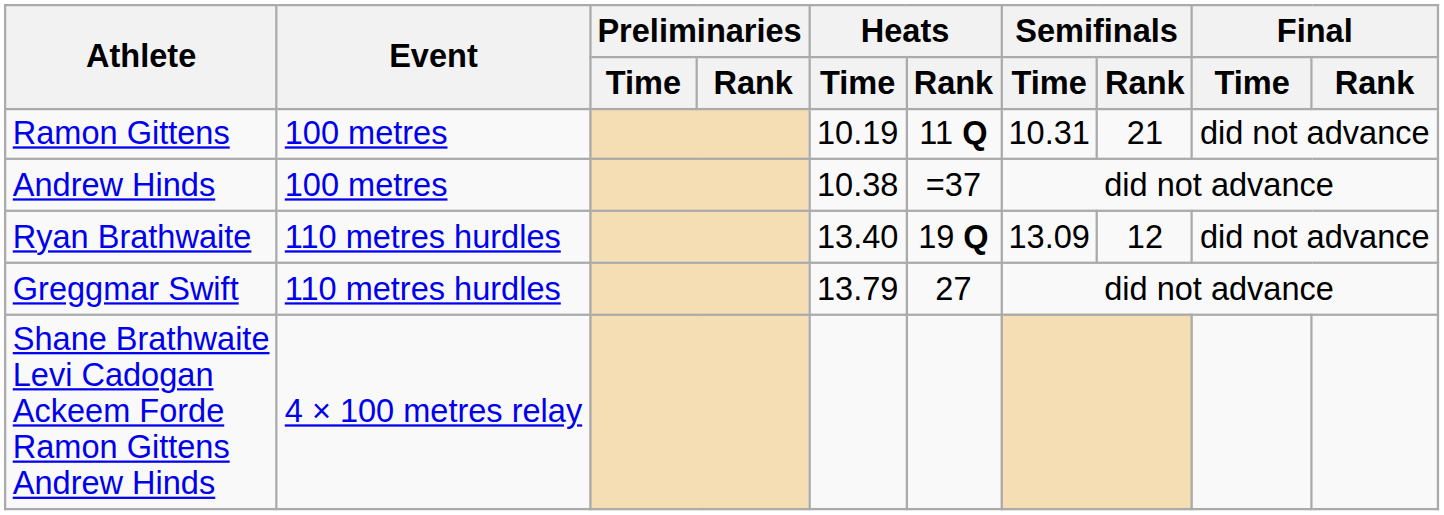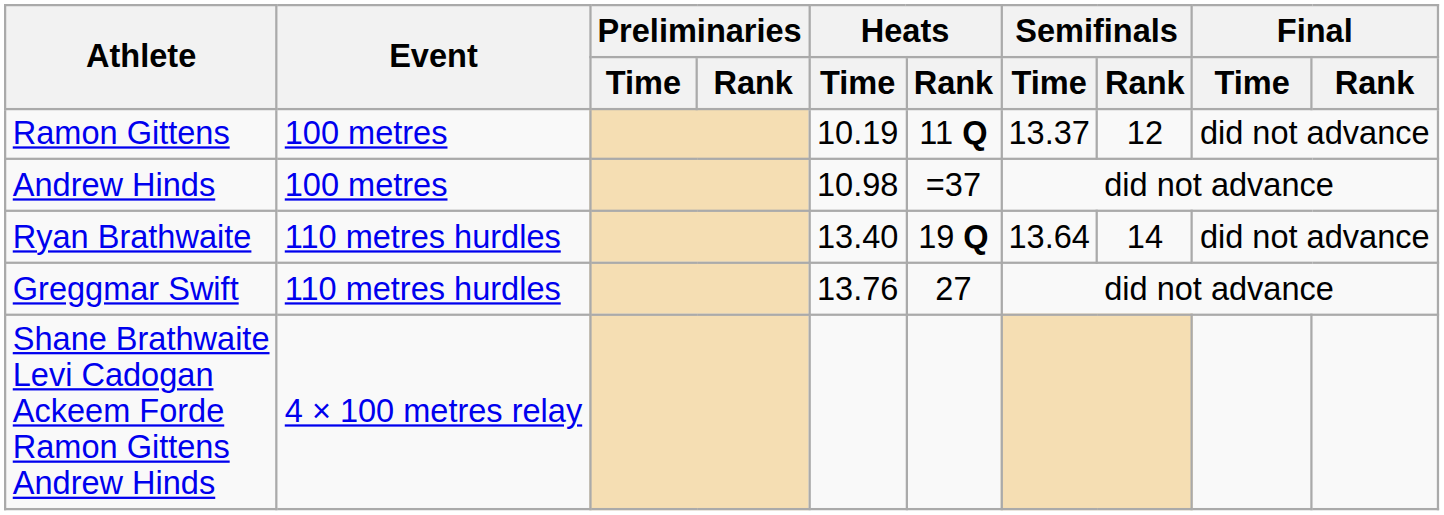(1049, 134) 10.31 -> (1049, 134) 13.37
(1145, 134) 21 -> (1145, 134) 12
(858, 185) 10.38 -> (858, 185) 10.98
(1049, 237) 13.09 -> (1049, 237) 13.64
(1145, 237) 12 -> (1145, 237) 14
(858, 288) 13.79 -> (858, 288) 13.76
